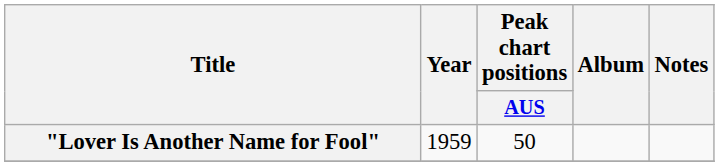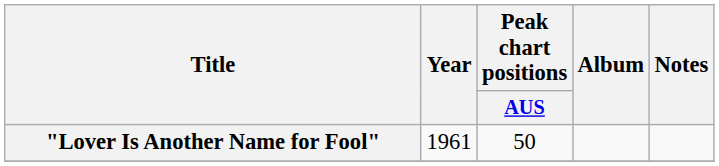(449, 142) 1959 -> (449, 142) 1961
